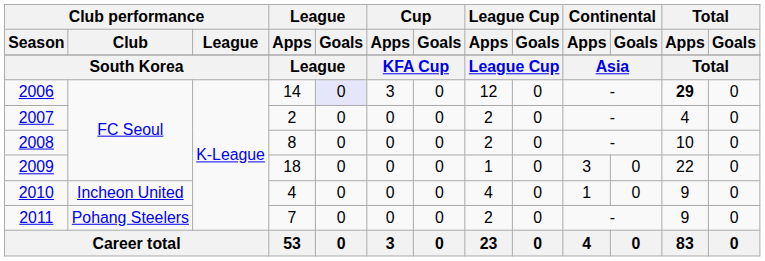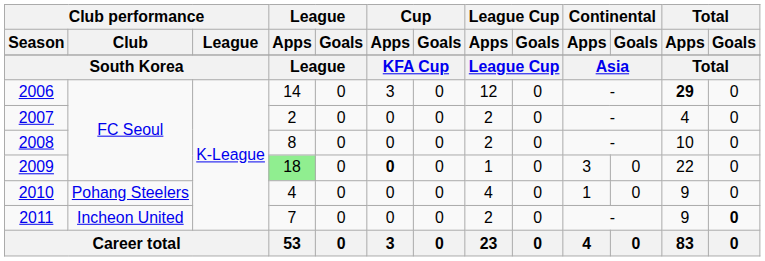(341, 92) lavender background -> (341, 92) no background
(292, 167) no background -> (292, 167) lightgreen background
(390, 167) normal -> (390, 167) bold
(130, 192) Incheon United -> (130, 192) Pohang Steelers
(130, 218) Pohang Steelers -> (130, 218) Incheon United
(734, 218) normal -> (734, 218) bold
